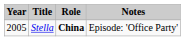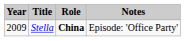(17, 28) 2005 -> (17, 28) 2009
